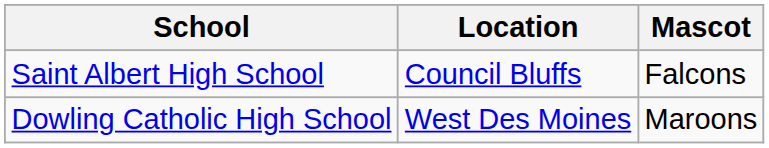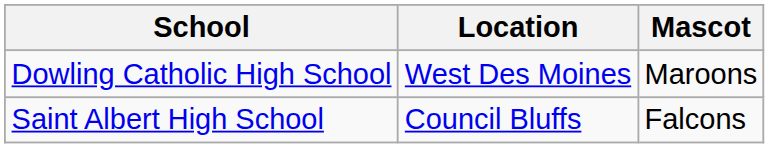rows swapped: (202, 119) <-> (168, 73)
